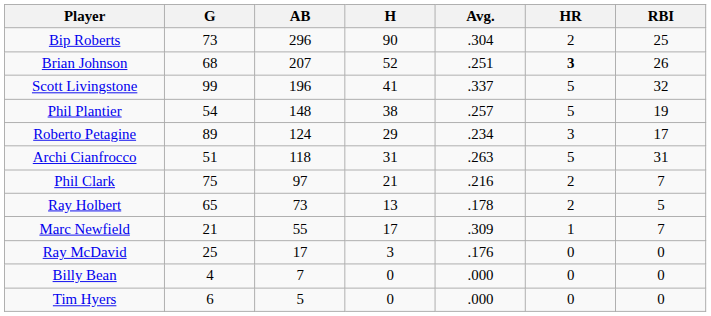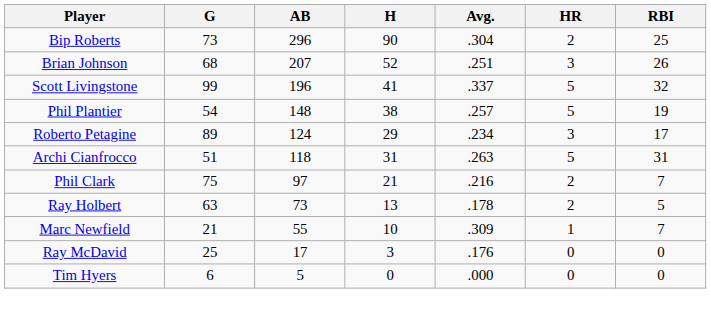(571, 63) bold -> (571, 63) normal
(210, 205) 65 -> (210, 205) 63
(390, 228) 17 -> (390, 228) 10
- row: (85, 275)
